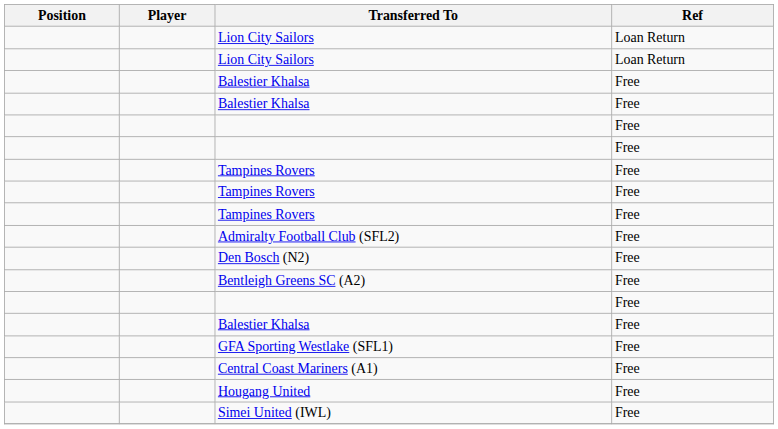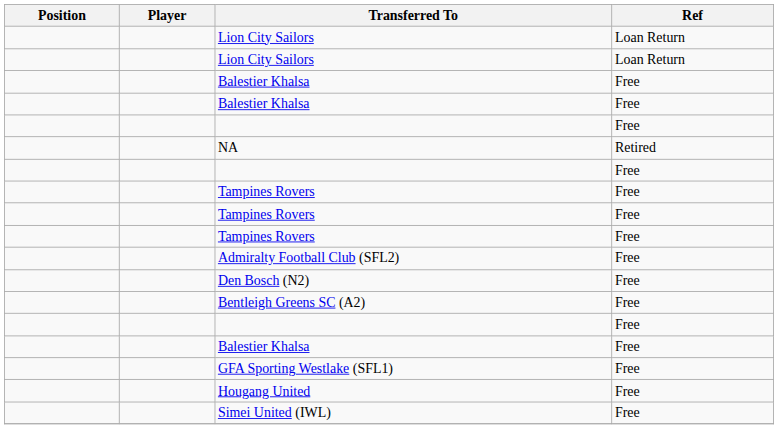+ row: (228, 147)
- row: (298, 368)
